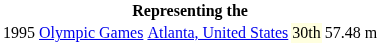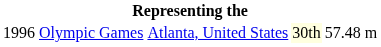(19, 32) 1995 -> (19, 32) 1996
